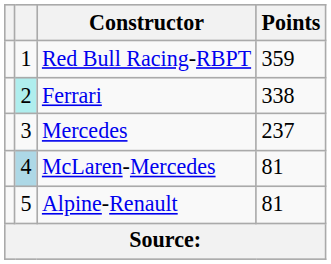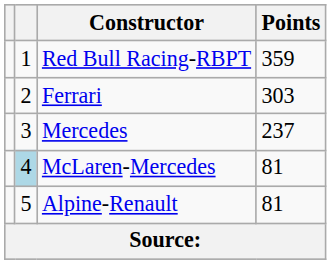(26, 94) paleturquoise background -> (26, 94) no background
(278, 94) 338 -> (278, 94) 303
